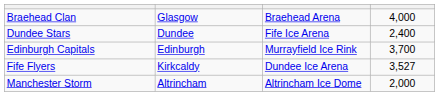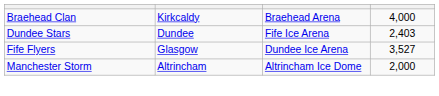(178, 17) Glasgow -> (178, 17) Kirkcaldy
(402, 34) 2,400 -> (402, 34) 2,403
- row: (51, 50)
(178, 67) Kirkcaldy -> (178, 50) Glasgow
